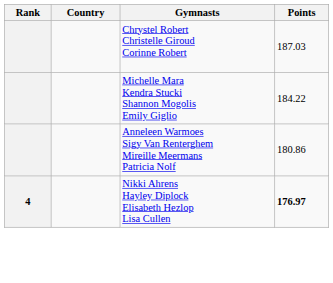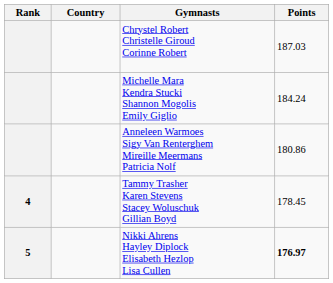(291, 98) 184.22 -> (291, 98) 184.24
+ row: (161, 201)
(28, 201) 4 -> (28, 253) 5
